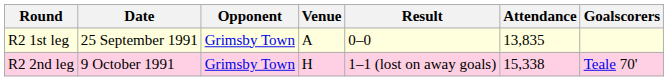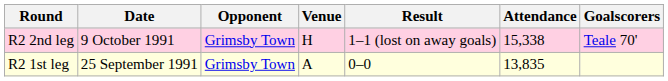rows swapped: (38, 40) <-> (41, 64)
